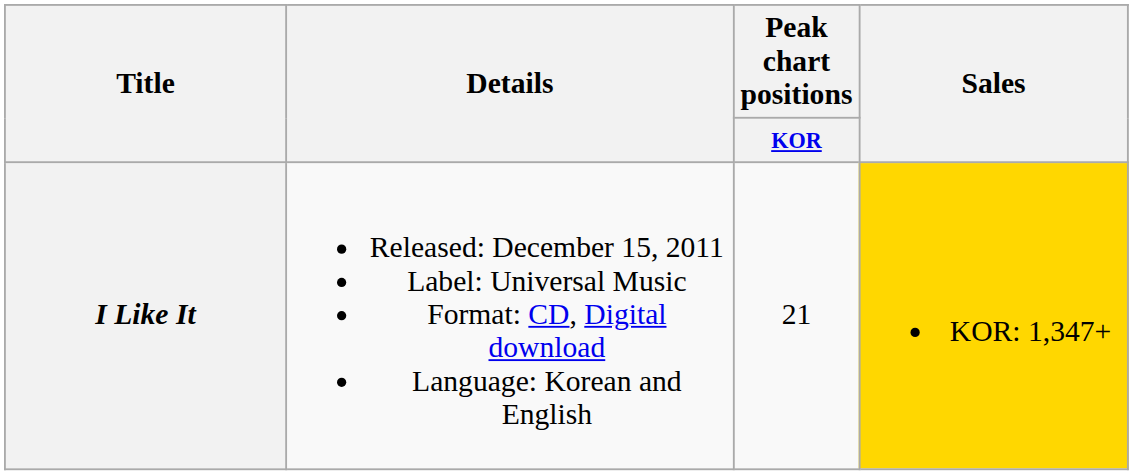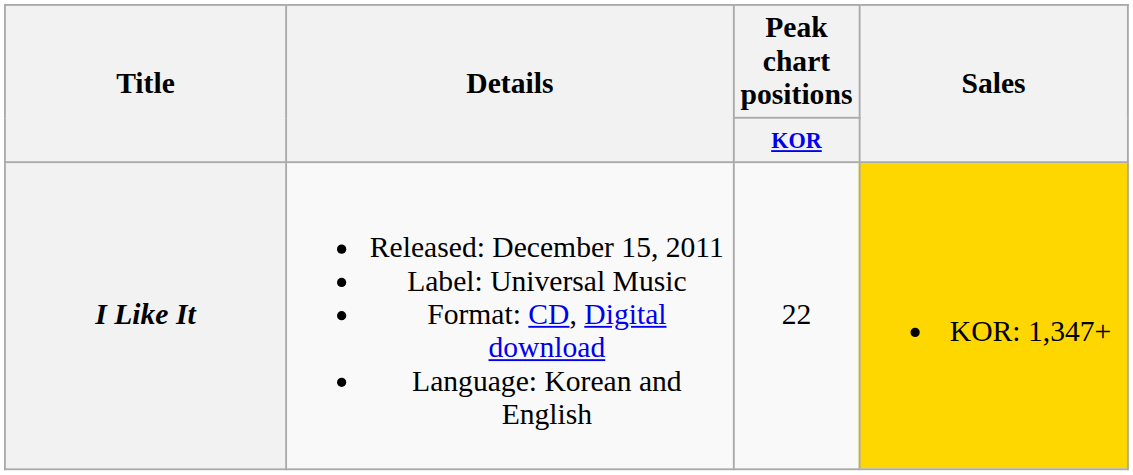(796, 314) 21 -> (796, 314) 22
